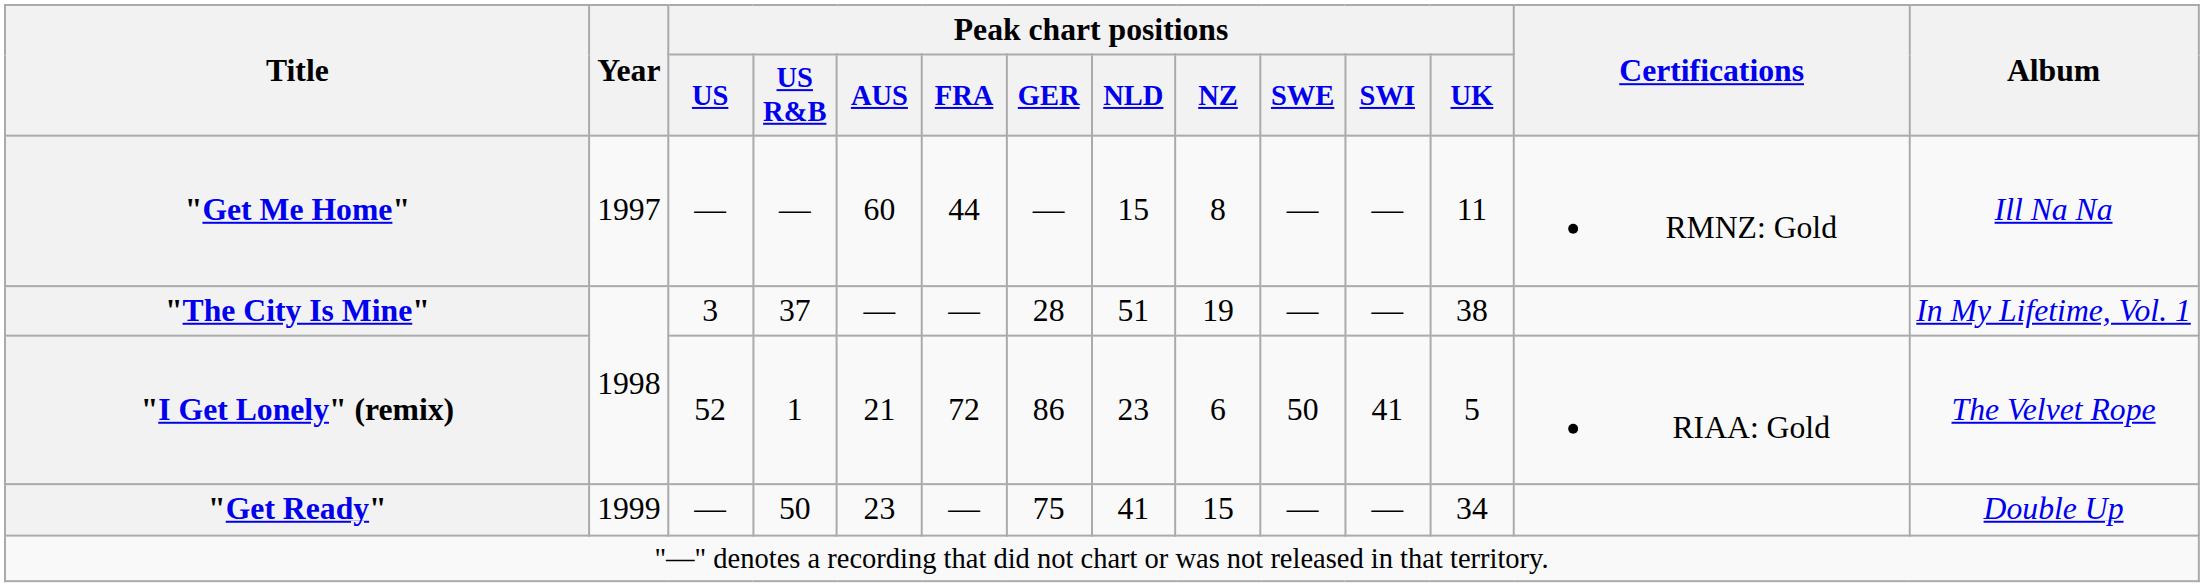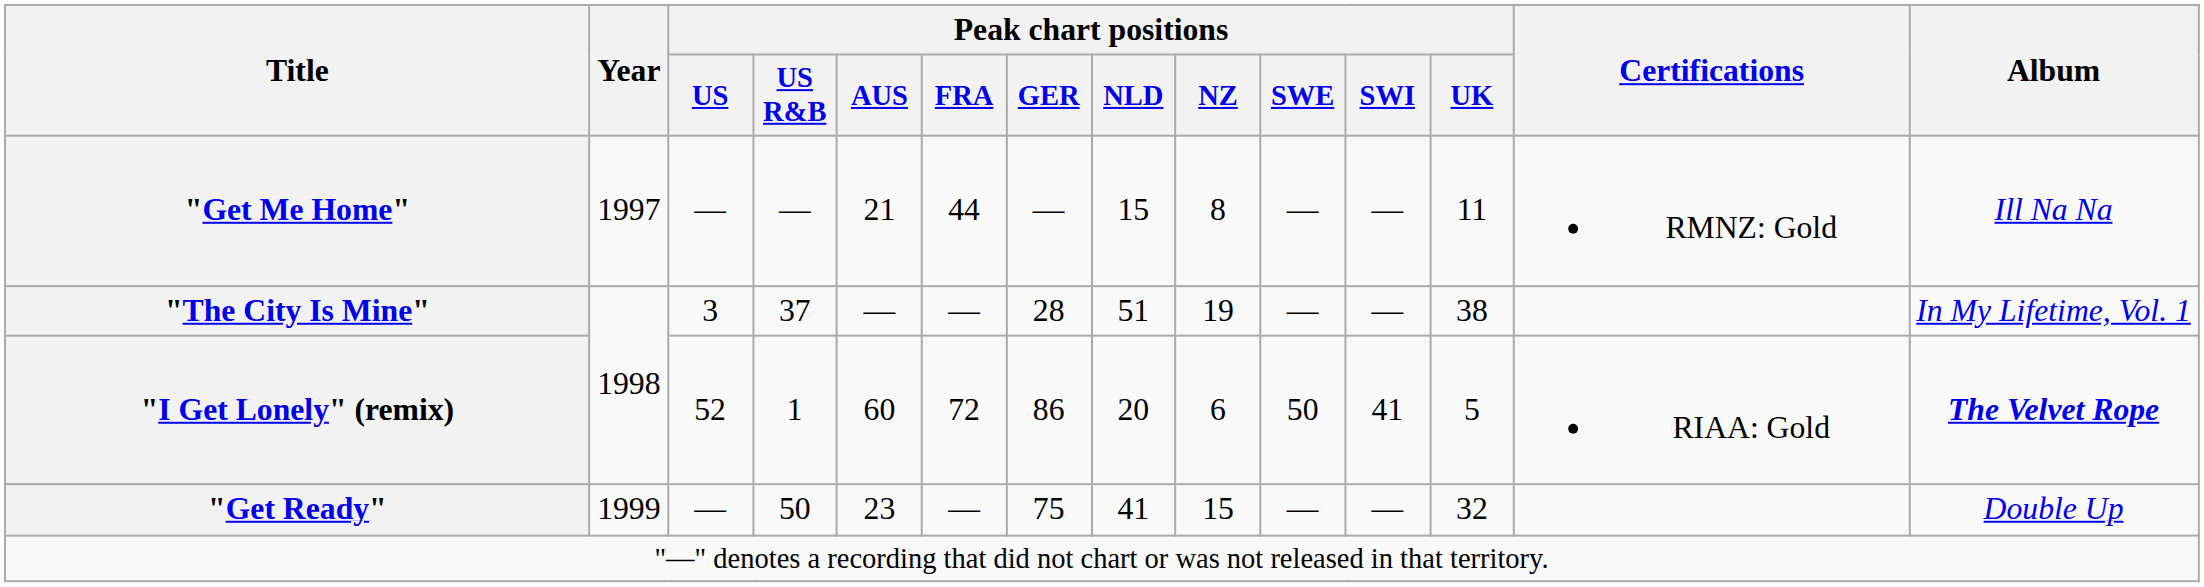(879, 210) 60 -> (879, 210) 21
(879, 409) 21 -> (879, 409) 60
(1133, 409) 23 -> (1133, 409) 20
(2054, 409) normal -> (2054, 409) bold
(1472, 509) 34 -> (1472, 509) 32
